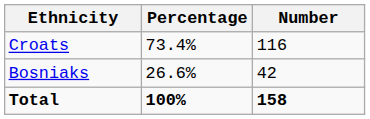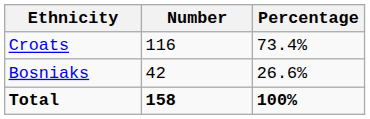columns swapped: (308, 18) <-> (197, 18)
